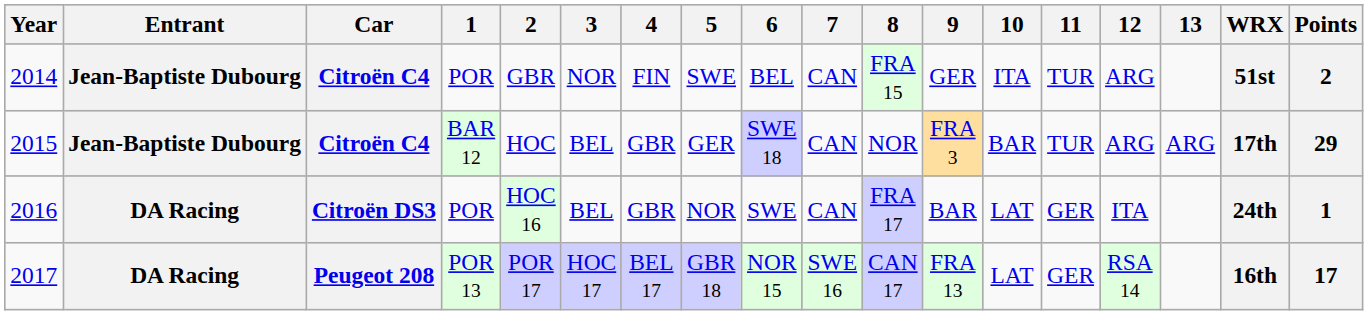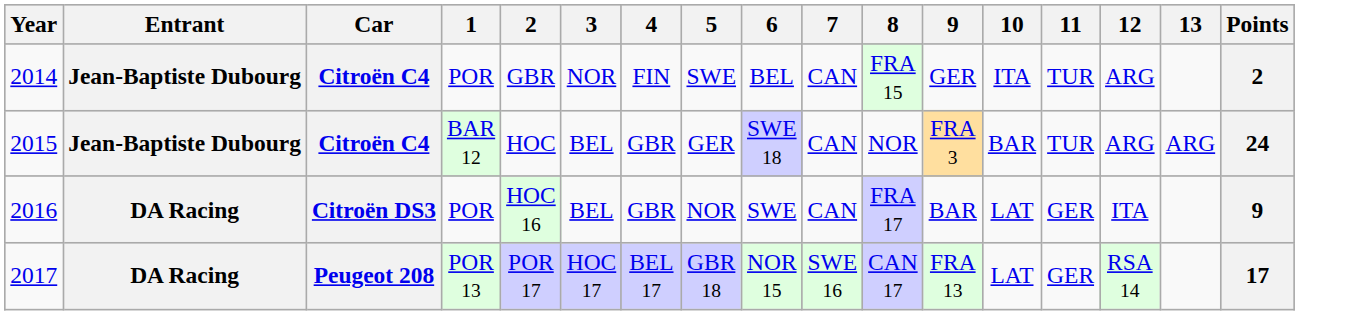- column: (1255, 24)
(1326, 143) 29 -> (1257, 143) 24
(1326, 209) 1 -> (1257, 209) 9
